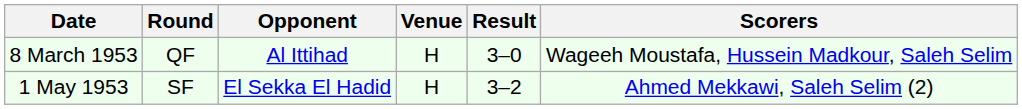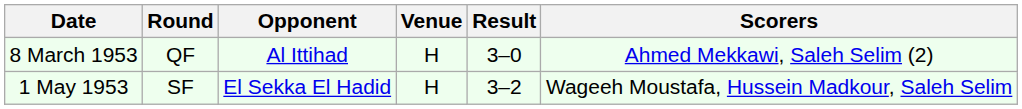(779, 54) Wageeh Moustafa, Hussein Madkour, Saleh Selim -> (779, 54) Ahmed Mekkawi, Saleh Selim (2)
(779, 87) Ahmed Mekkawi, Saleh Selim (2) -> (779, 87) Wageeh Moustafa, Hussein Madkour, Saleh Selim
